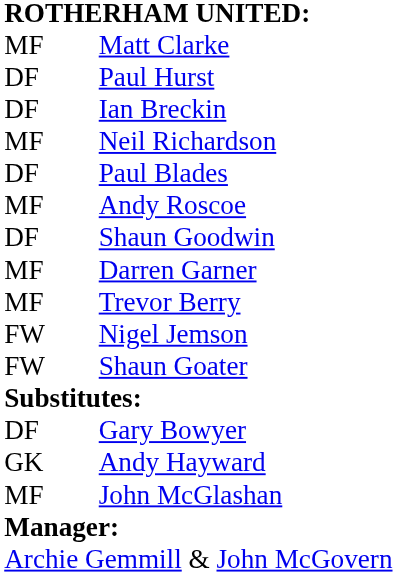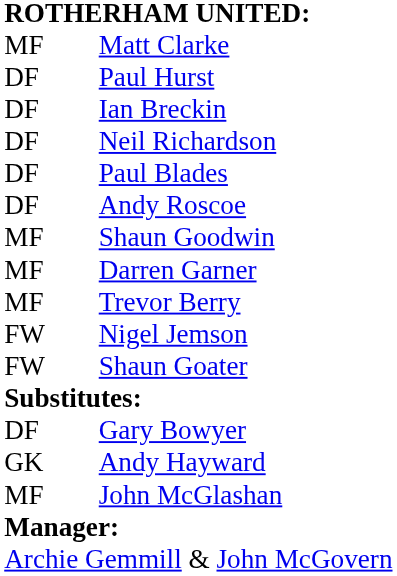(24, 141) MF -> (22, 141) DF
(24, 205) MF -> (22, 205) DF
(22, 237) DF -> (24, 237) MF
